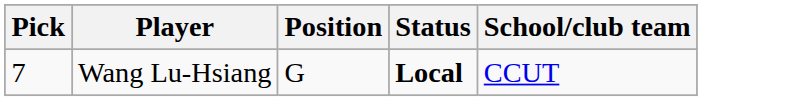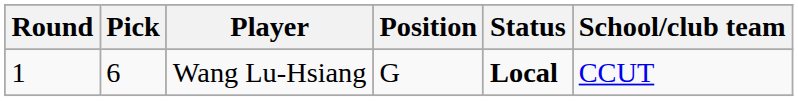+ column: (52, 26)
(18, 71) 7 -> (113, 71) 6
